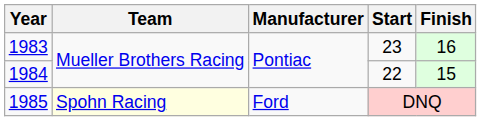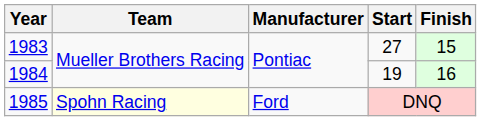(392, 47) 23 -> (392, 47) 27
(446, 47) 16 -> (446, 47) 15
(392, 74) 22 -> (392, 74) 19
(446, 74) 15 -> (446, 74) 16
